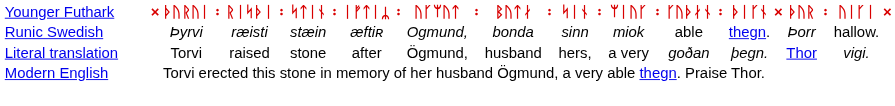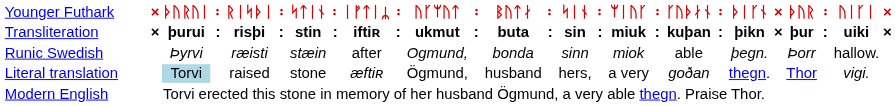+ row: (52, 32)
(367, 32) æftiʀ -> (367, 53) after
(750, 32) thegn. -> (750, 53) þegn.
(186, 53) no background -> (186, 73) lightblue background
(367, 53) after -> (367, 73) æftiʀ
(750, 53) þegn. -> (750, 73) thegn.
